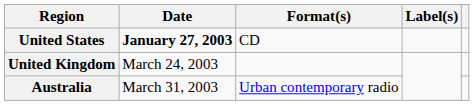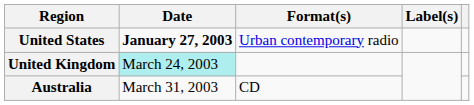(250, 40) CD -> (319, 40) Urban contemporary radio
(170, 64) no background -> (170, 64) paleturquoise background
(319, 87) Urban contemporary radio -> (250, 87) CD
